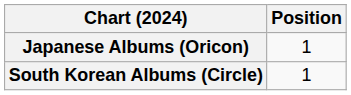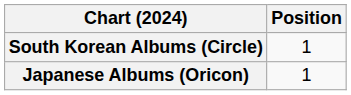rows swapped: (136, 47) <-> (136, 75)
